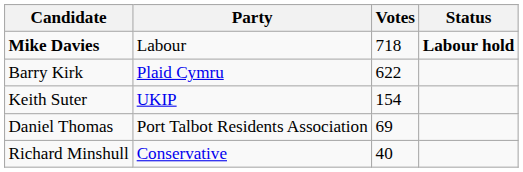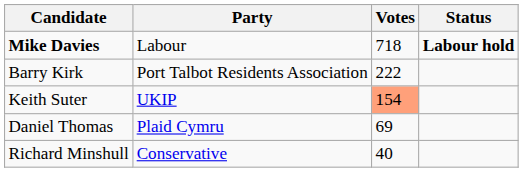(180, 72) Plaid Cymru -> (252, 72) Port Talbot Residents Association
(388, 72) 622 -> (388, 72) 222
(388, 99) no background -> (388, 99) lightsalmon background
(252, 126) Port Talbot Residents Association -> (180, 126) Plaid Cymru
